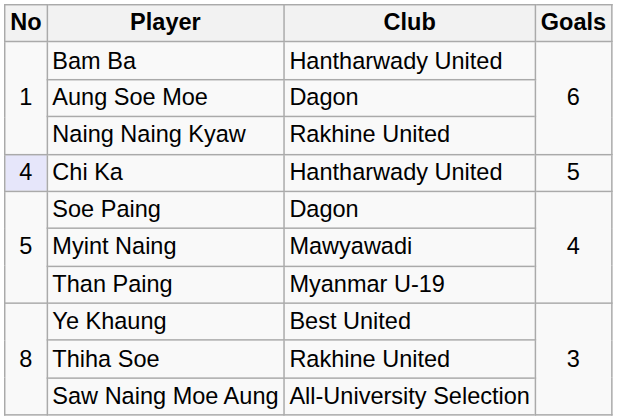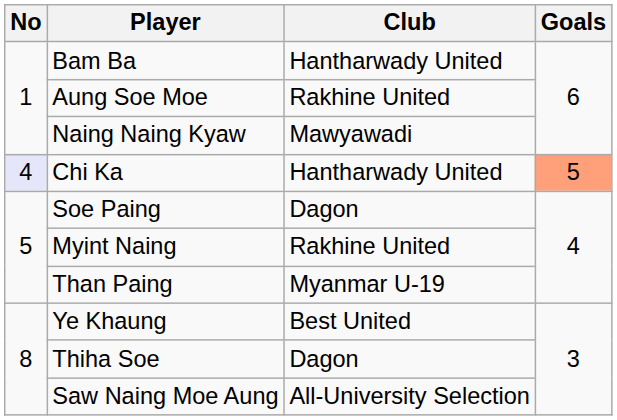(324, 97) Dagon -> (370, 97) Rakhine United
(370, 135) Rakhine United -> (351, 135) Mawyawadi
(573, 172) no background -> (573, 172) lightsalmon background
(351, 246) Mawyawadi -> (370, 246) Rakhine United
(370, 358) Rakhine United -> (324, 358) Dagon
